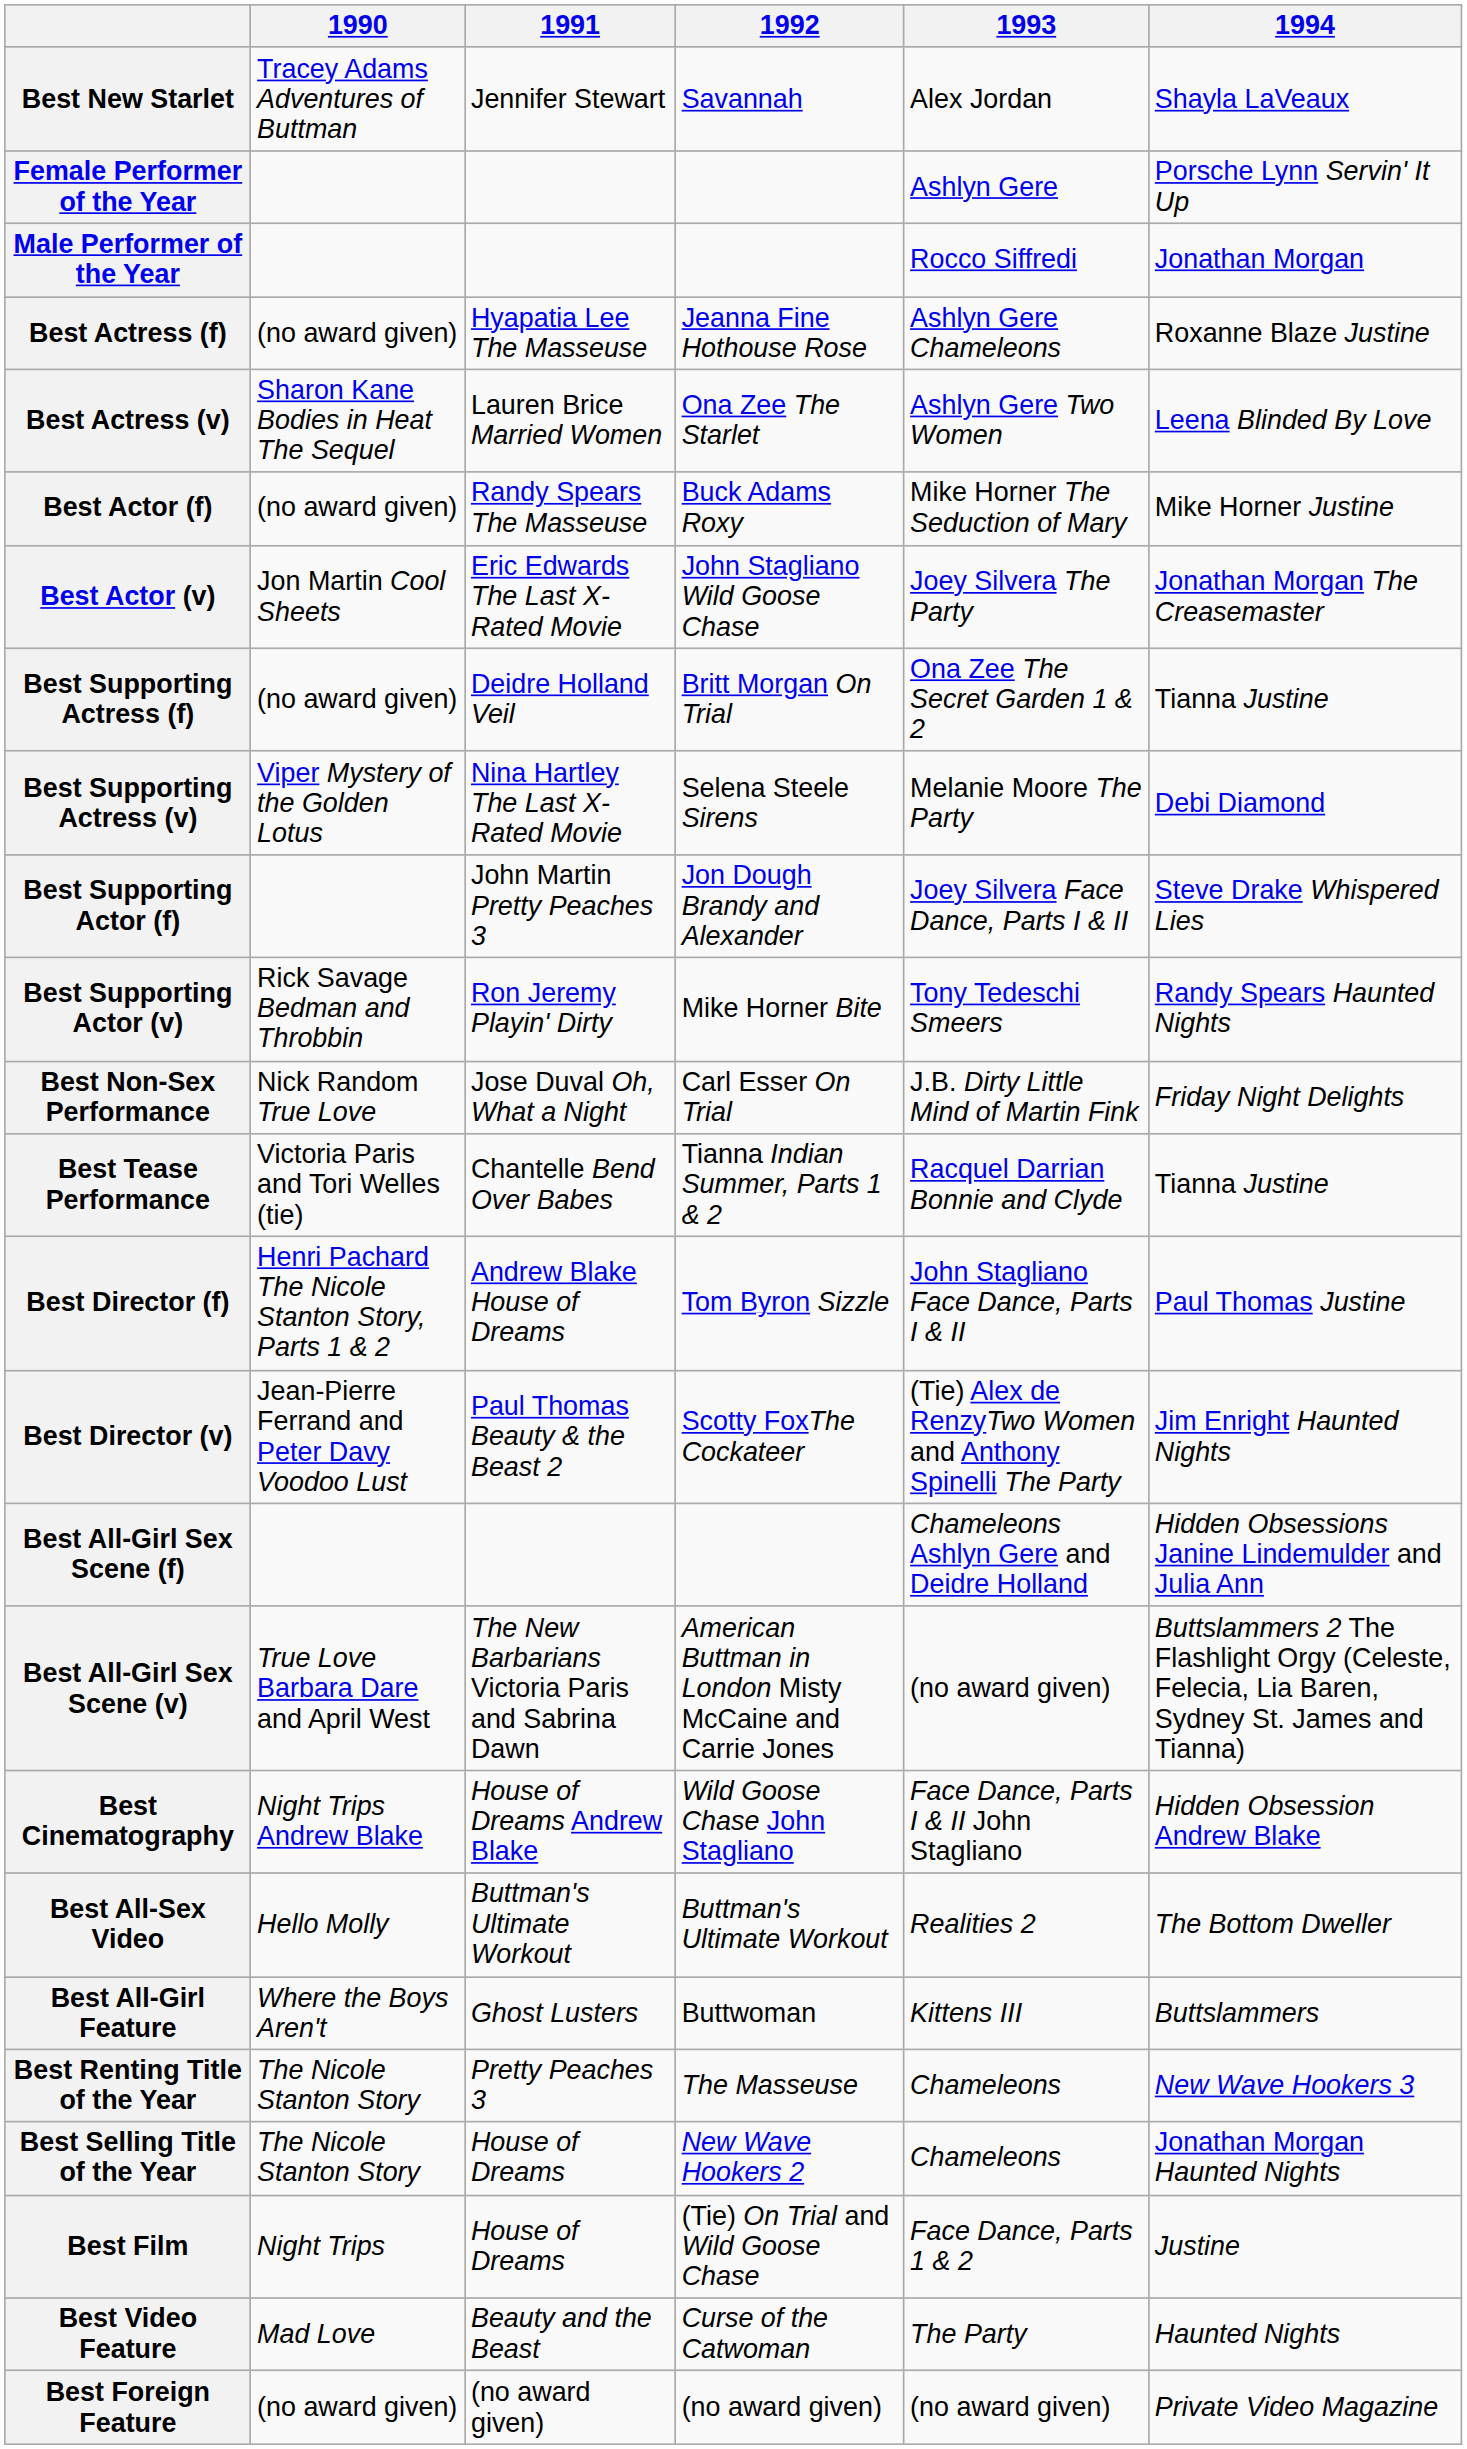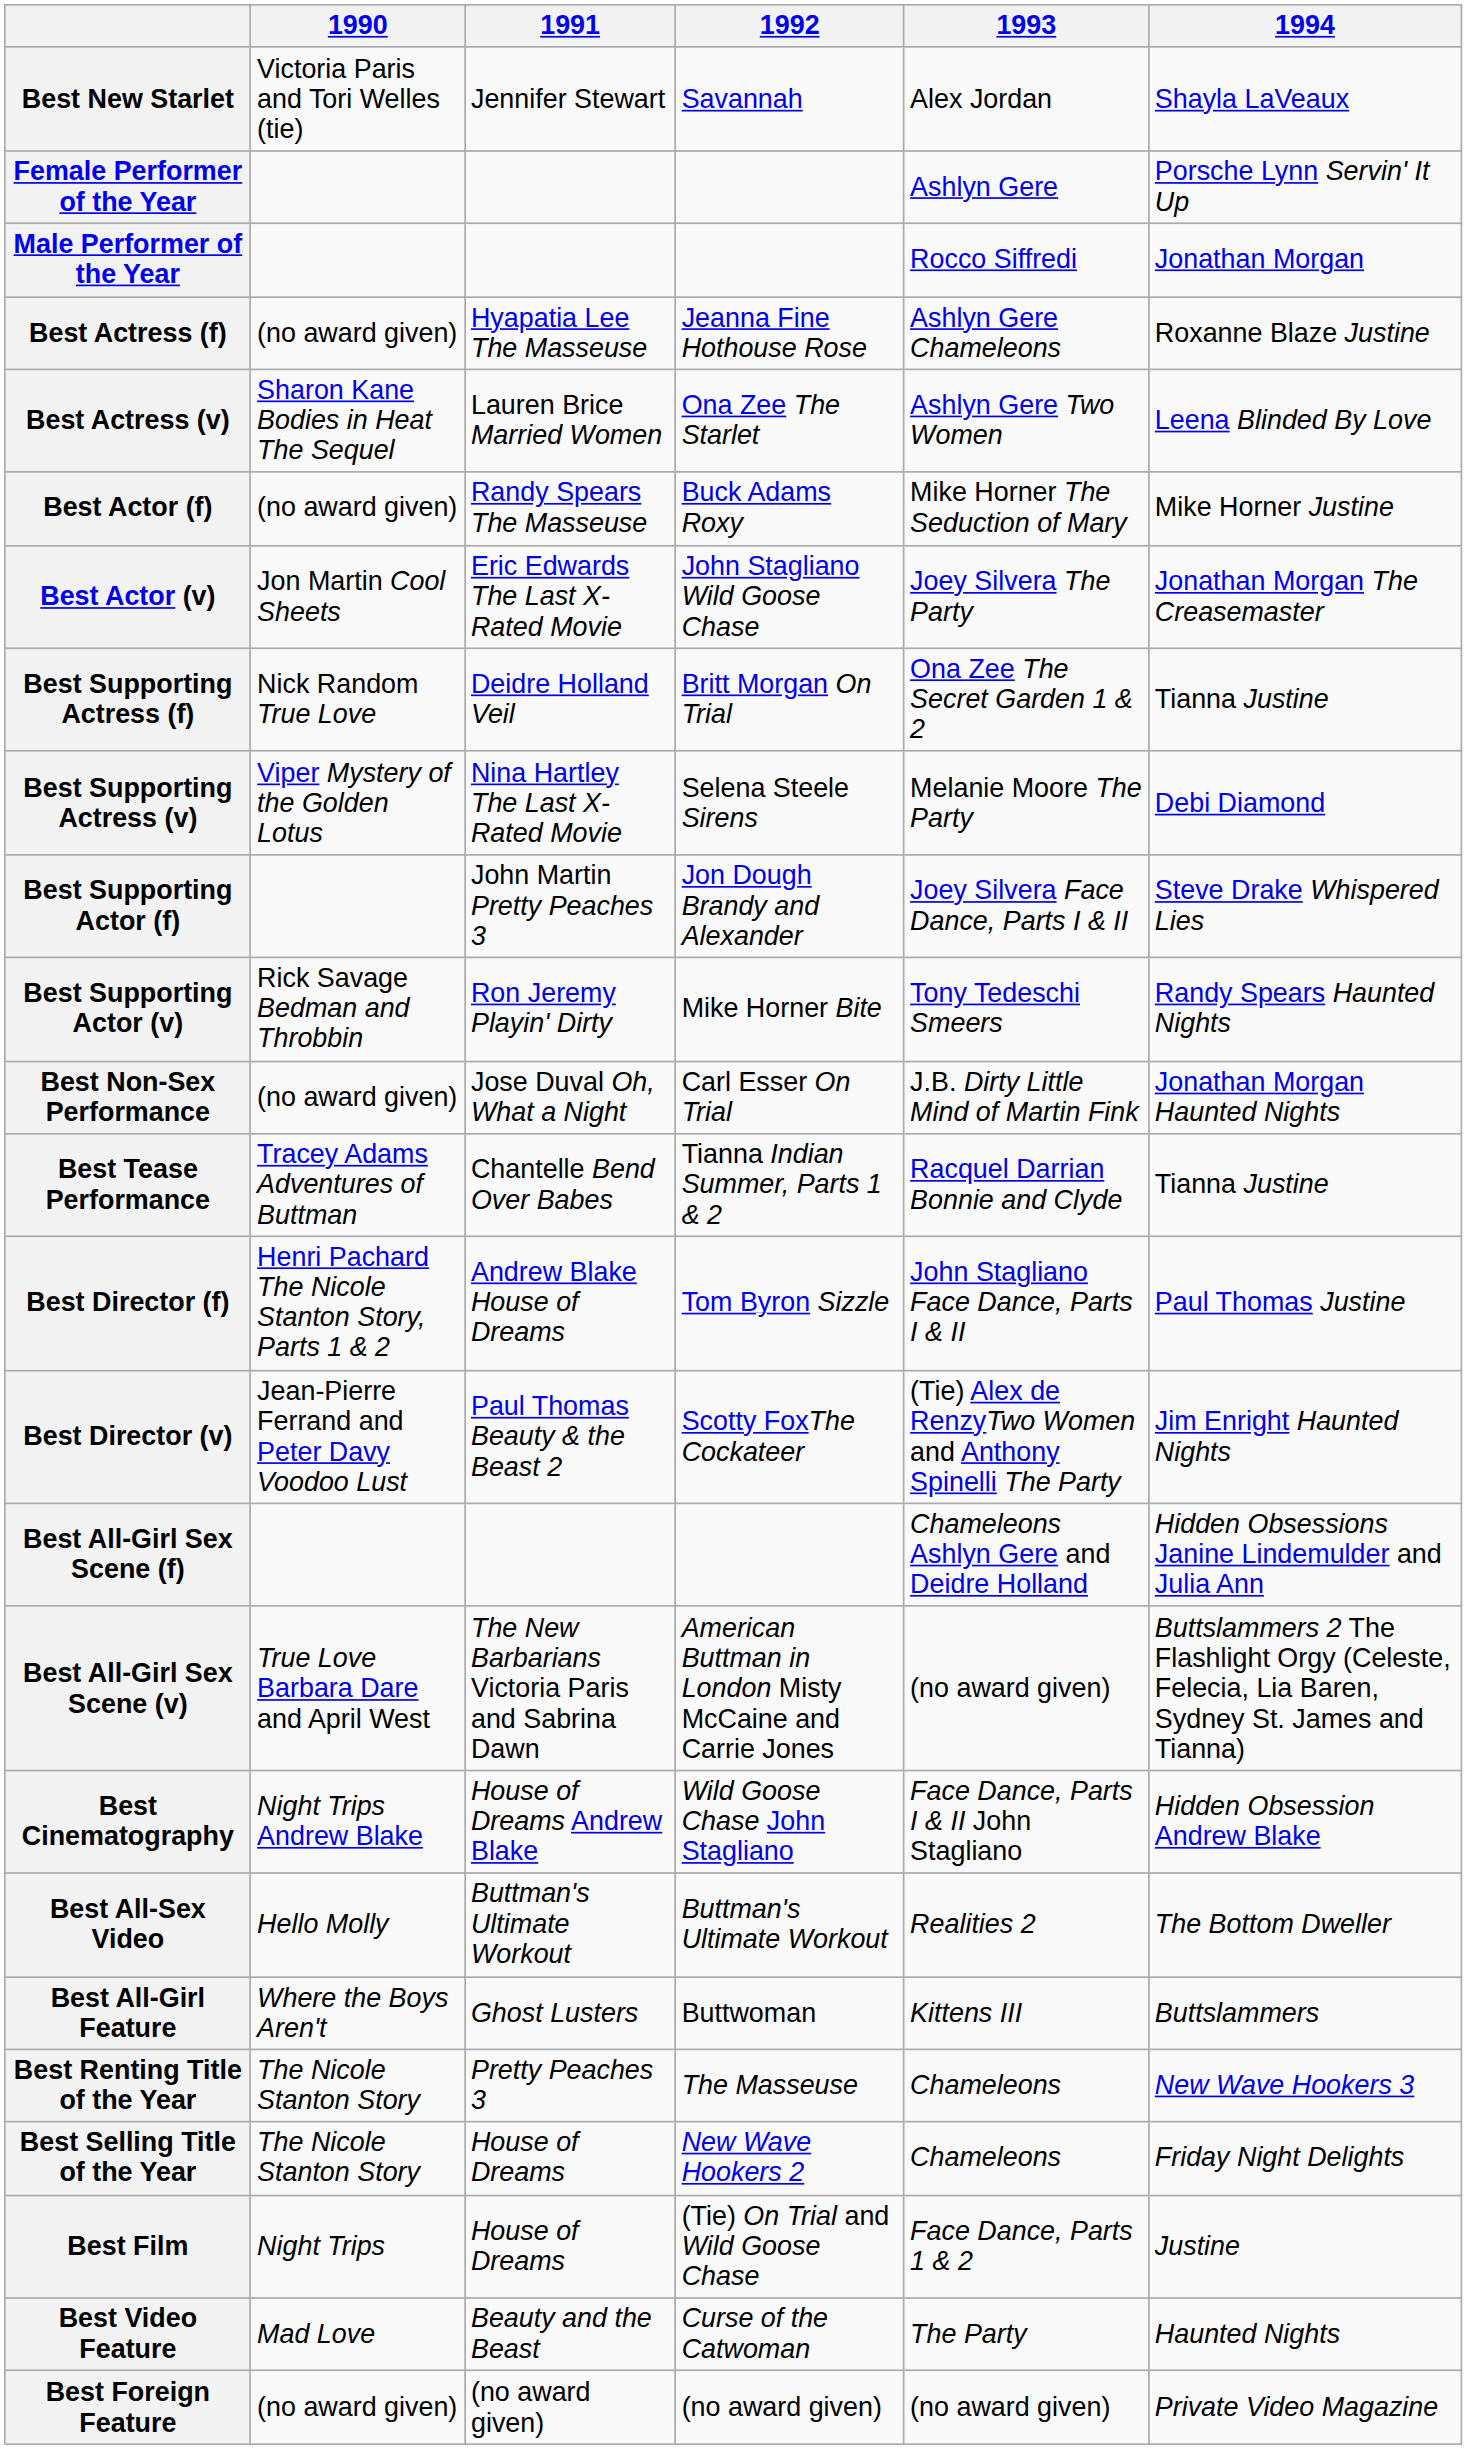(343, 98) Tracey Adams Adventures of Buttman -> (348, 98) Victoria Paris and Tori Welles (tie)
(357, 699) (no award given) -> (338, 699) Nick Random True Love
(338, 1096) Nick Random True Love -> (357, 1096) (no award given)
(1280, 1096) Friday Night Delights -> (1259, 1096) Jonathan Morgan Haunted Nights
(348, 1184) Victoria Paris and Tori Welles (tie) -> (343, 1184) Tracey Adams Adventures of Buttman
(1259, 2158) Jonathan Morgan Haunted Nights -> (1280, 2158) Friday Night Delights
